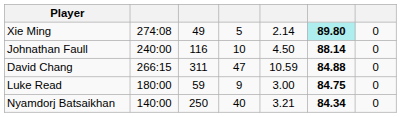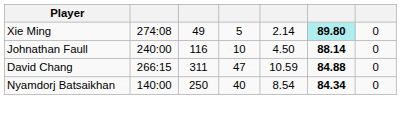- row: (34, 85)
(284, 103) 3.21 -> (284, 85) 8.54
